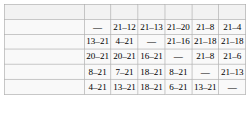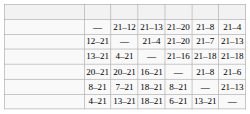+ row: (98, 42)
